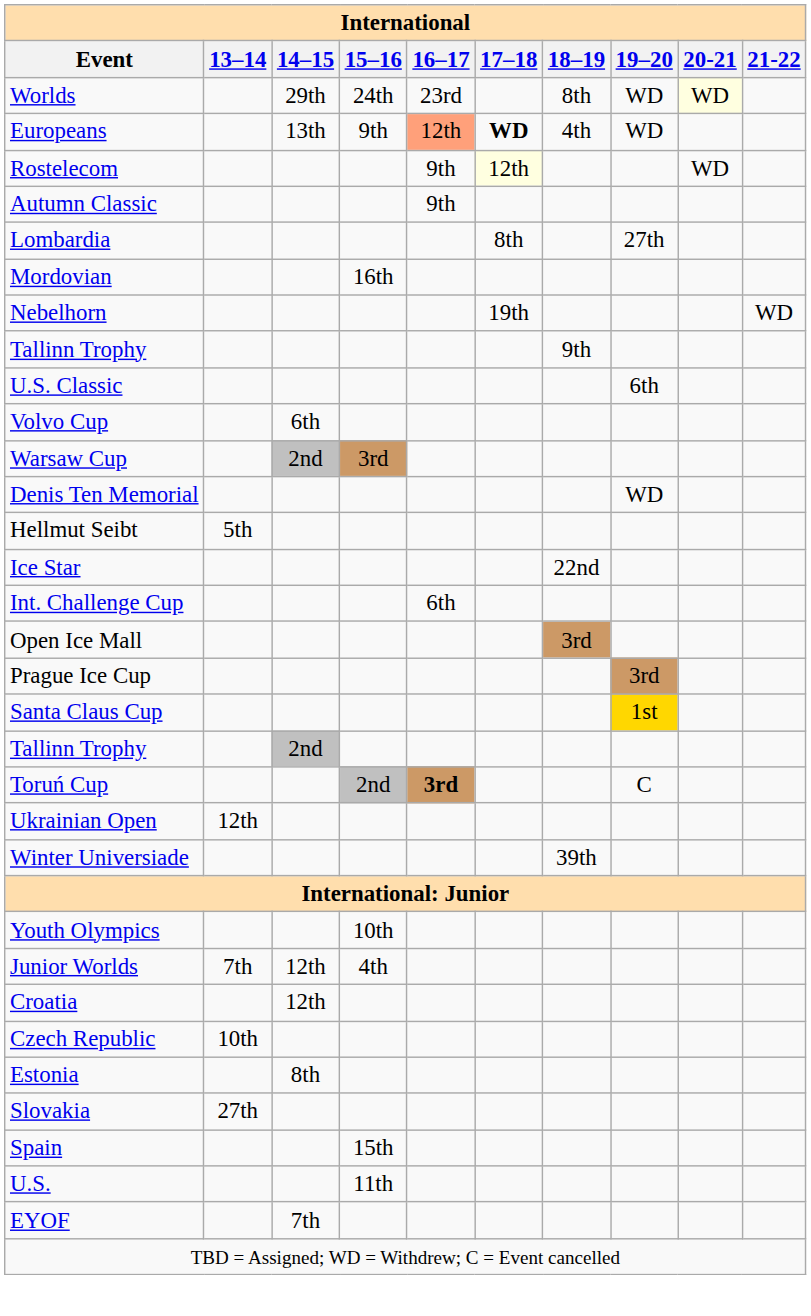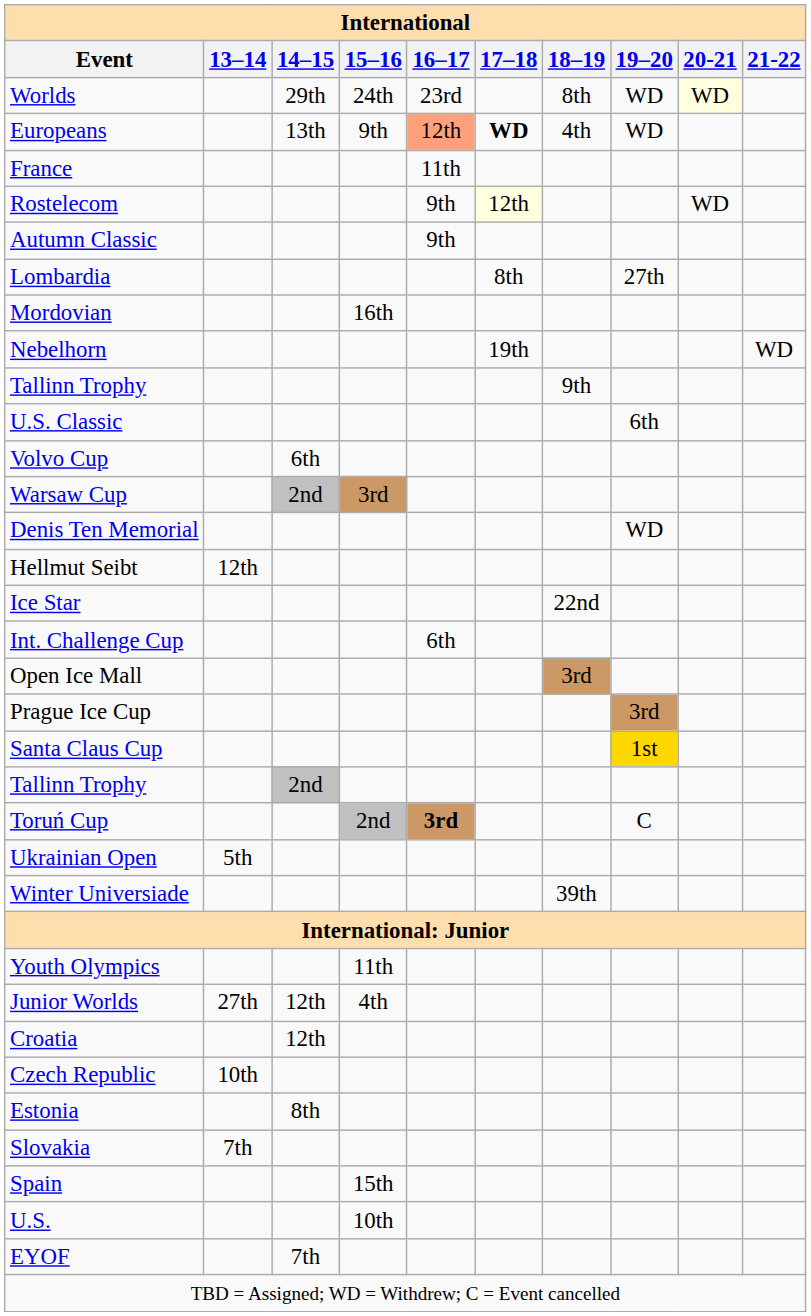+ row: (41, 167)
(238, 530) 5th -> (238, 566) 12th
(238, 820) 12th -> (238, 857) 5th
(373, 929) 10th -> (373, 966) 11th
(238, 966) 7th -> (238, 1002) 27th
(238, 1111) 27th -> (238, 1147) 7th
(373, 1183) 11th -> (373, 1220) 10th
